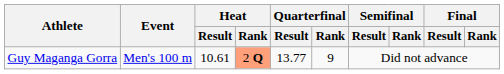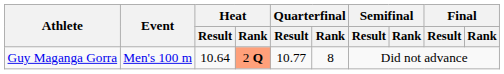(215, 58) 10.61 -> (215, 58) 10.64
(291, 58) 13.77 -> (291, 58) 10.77
(330, 58) 9 -> (330, 58) 8
